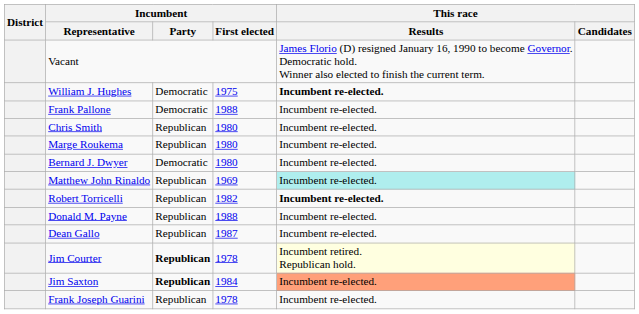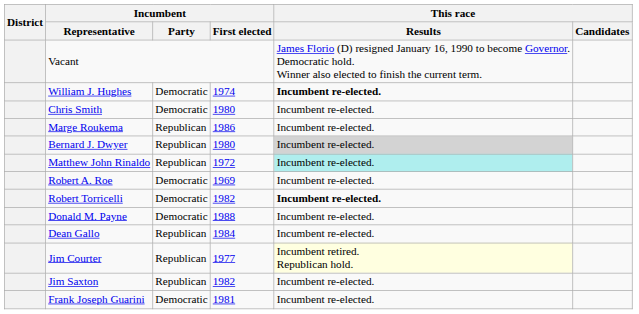(227, 91) 1975 -> (224, 91) 1974
- row: (79, 109)
(181, 127) Republican -> (181, 109) Democratic
(227, 145) 1980 -> (224, 127) 1986
(181, 162) Democratic -> (181, 145) Republican
(328, 162) no background -> (326, 145) lightgrey background
(227, 180) 1969 -> (224, 162) 1972
+ row: (80, 180)
(181, 198) Republican -> (181, 198) Democratic
(181, 216) Republican -> (181, 216) Democratic
(227, 233) 1987 -> (224, 233) 1984
(183, 258) bold -> (181, 258) normal
(227, 258) 1978 -> (224, 258) 1977
(183, 282) bold -> (181, 282) normal
(227, 282) 1984 -> (224, 282) 1982
(328, 282) lightsalmon background -> (326, 282) no background
(181, 299) Republican -> (181, 299) Democratic
(227, 299) 1978 -> (224, 299) 1981
